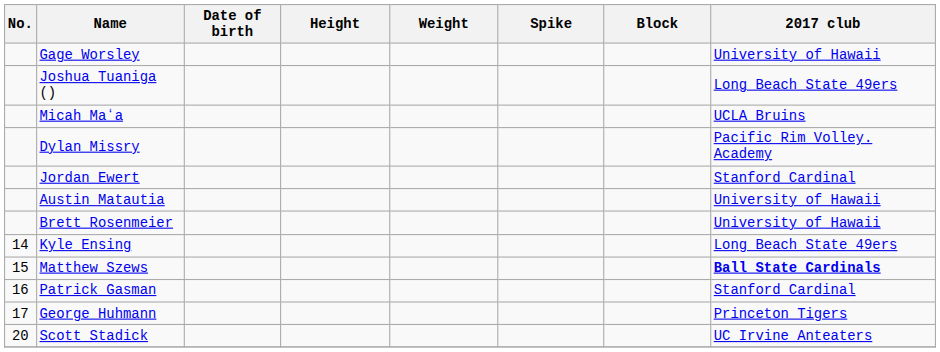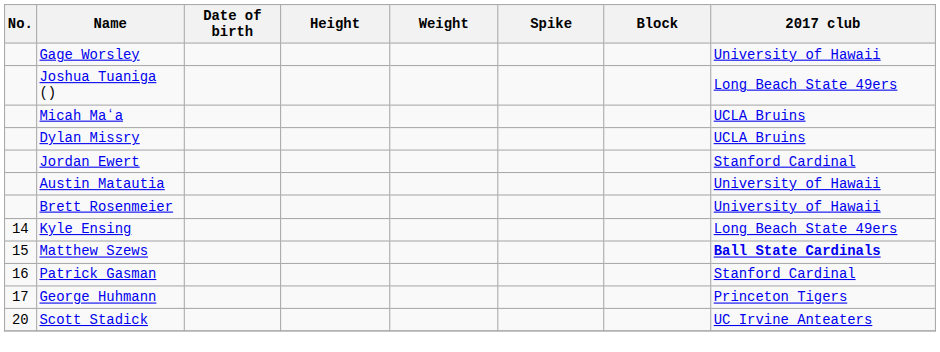(793, 147) Pacific Rim Volley. Academy -> (760, 139) UCLA Bruins
